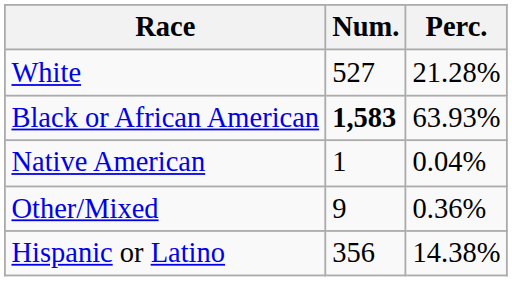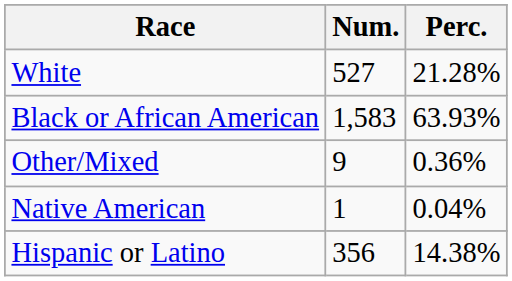(364, 117) bold -> (364, 117) normal
rows swapped: (108, 162) <-> (85, 207)
